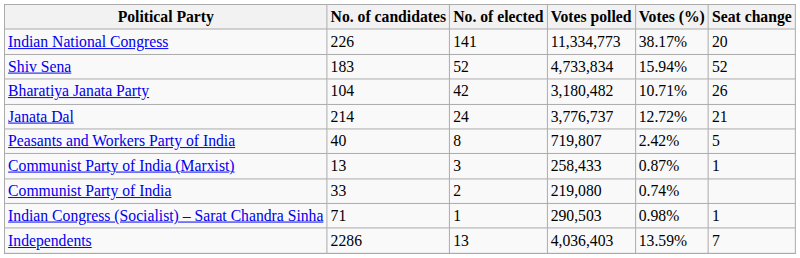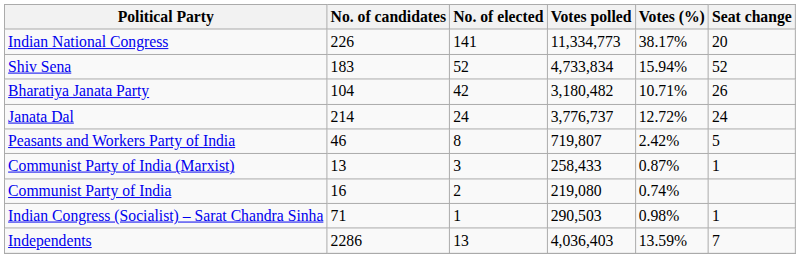(720, 116) 21 -> (720, 116) 24
(338, 141) 40 -> (338, 141) 46
(338, 191) 33 -> (338, 191) 16
